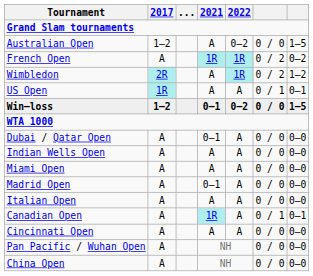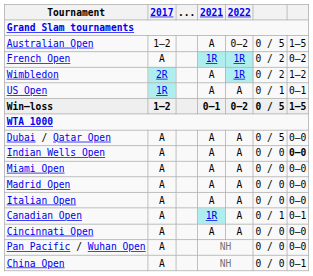(270, 44) 0 / 0 -> (270, 44) 0 / 5
(270, 106) 0 / 0 -> (270, 106) 0 / 5
(212, 138) 0–1 -> (212, 138) A
(270, 138) 0 / 0 -> (270, 138) 0 / 5
(298, 153) normal -> (298, 153) bold
(212, 185) 0–1 -> (212, 185) A
(298, 263) 0–0 -> (298, 263) 0–1
